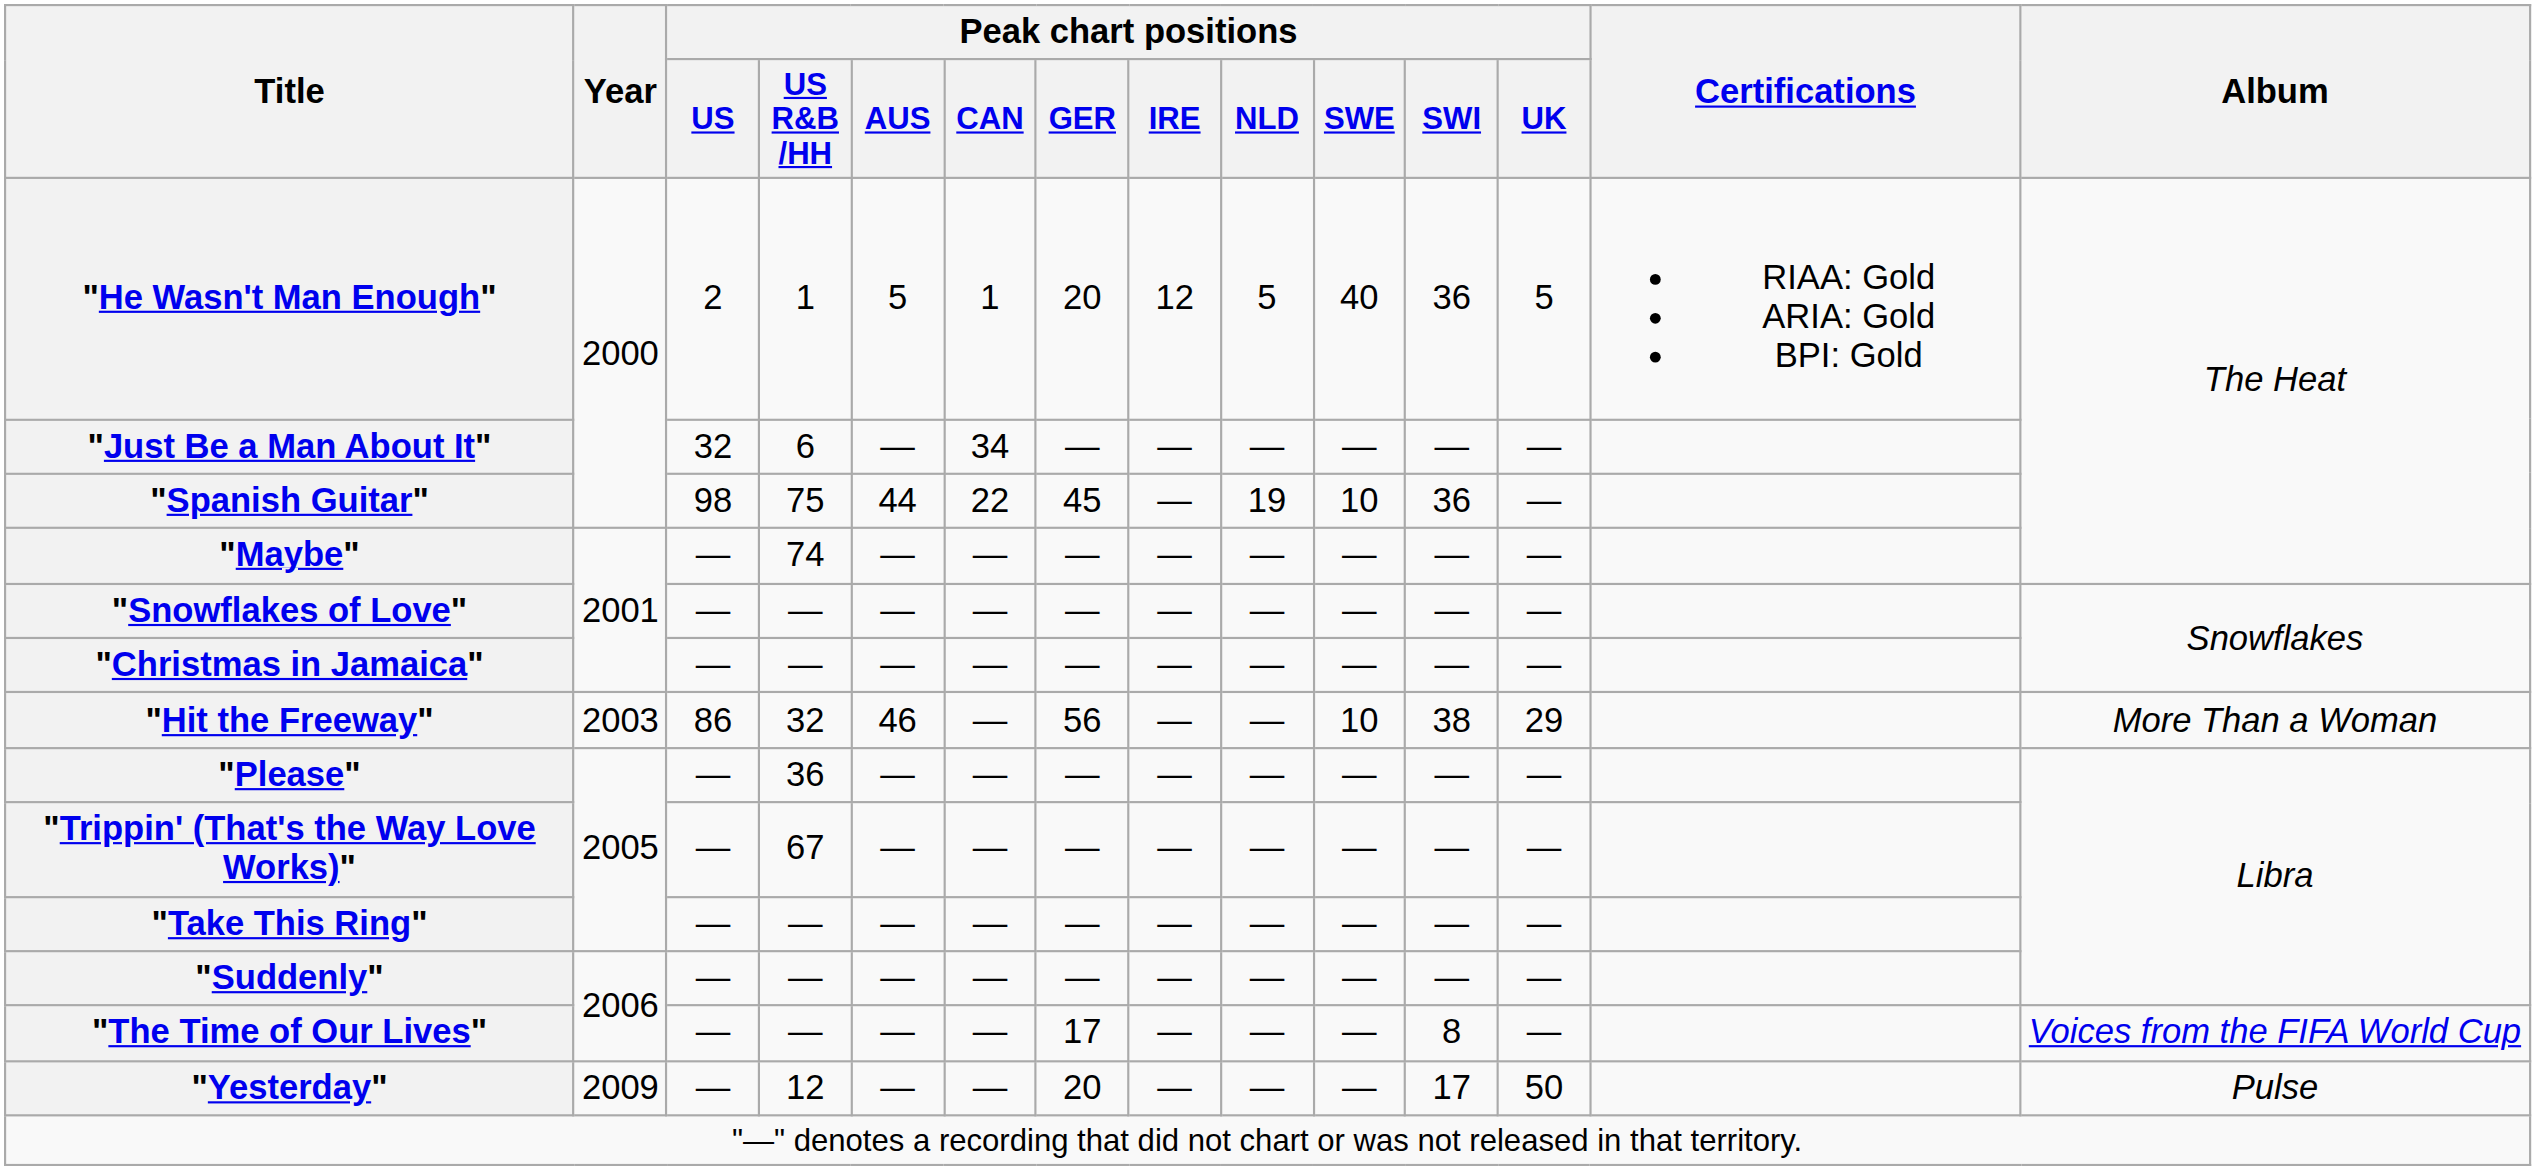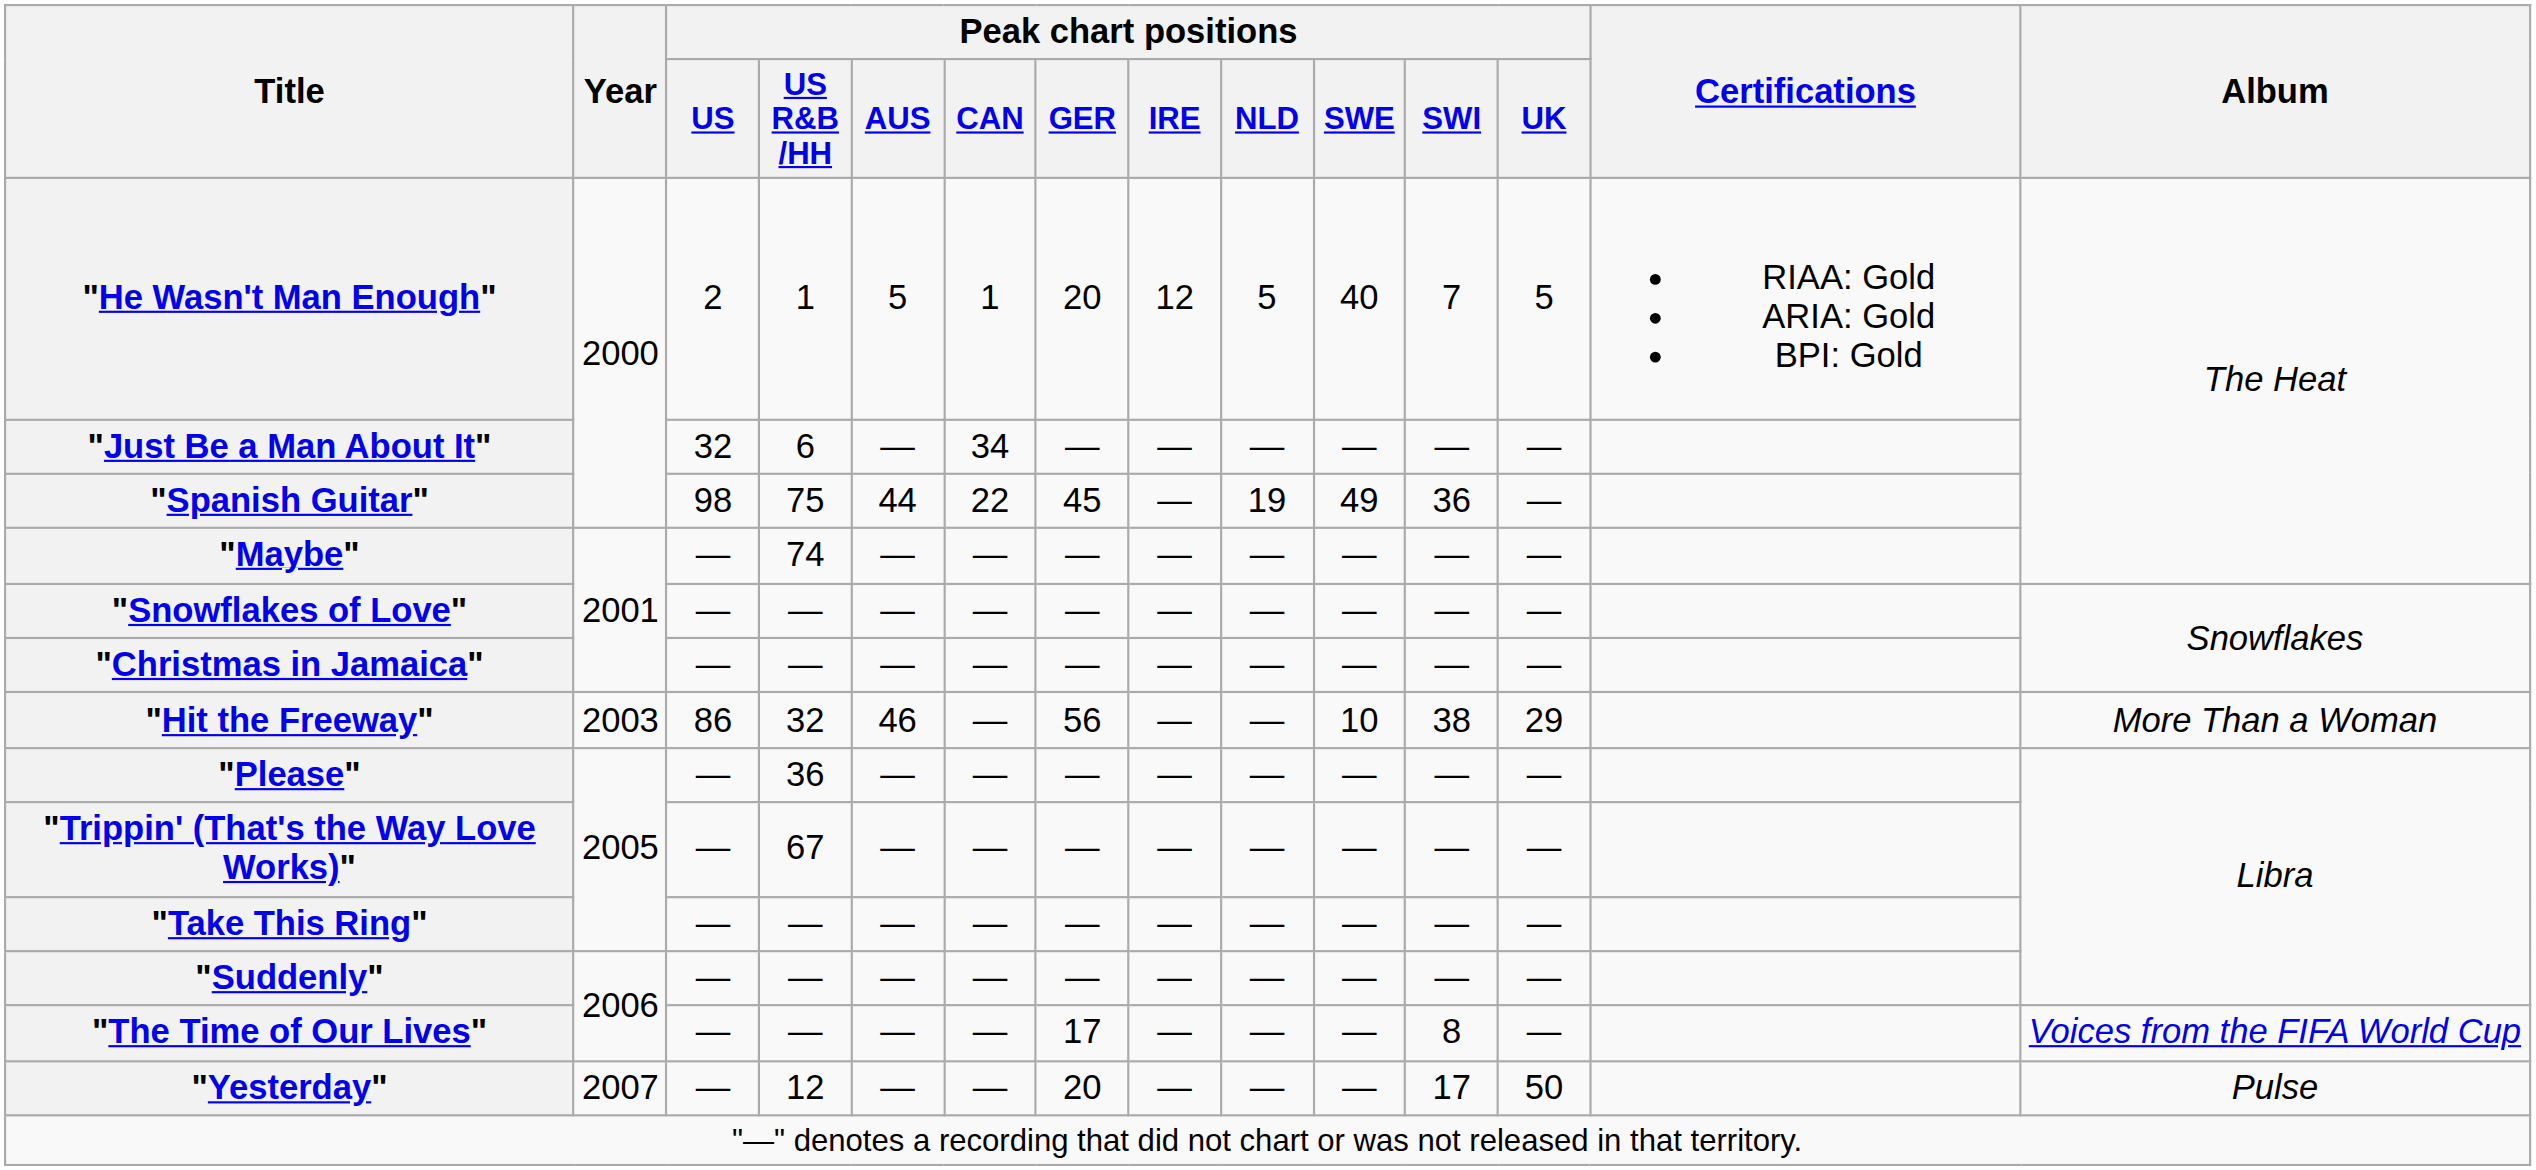(1452, 297) 36 -> (1452, 297) 7
(1359, 500) 10 -> (1359, 500) 49
(620, 1087) 2009 -> (620, 1087) 2007
